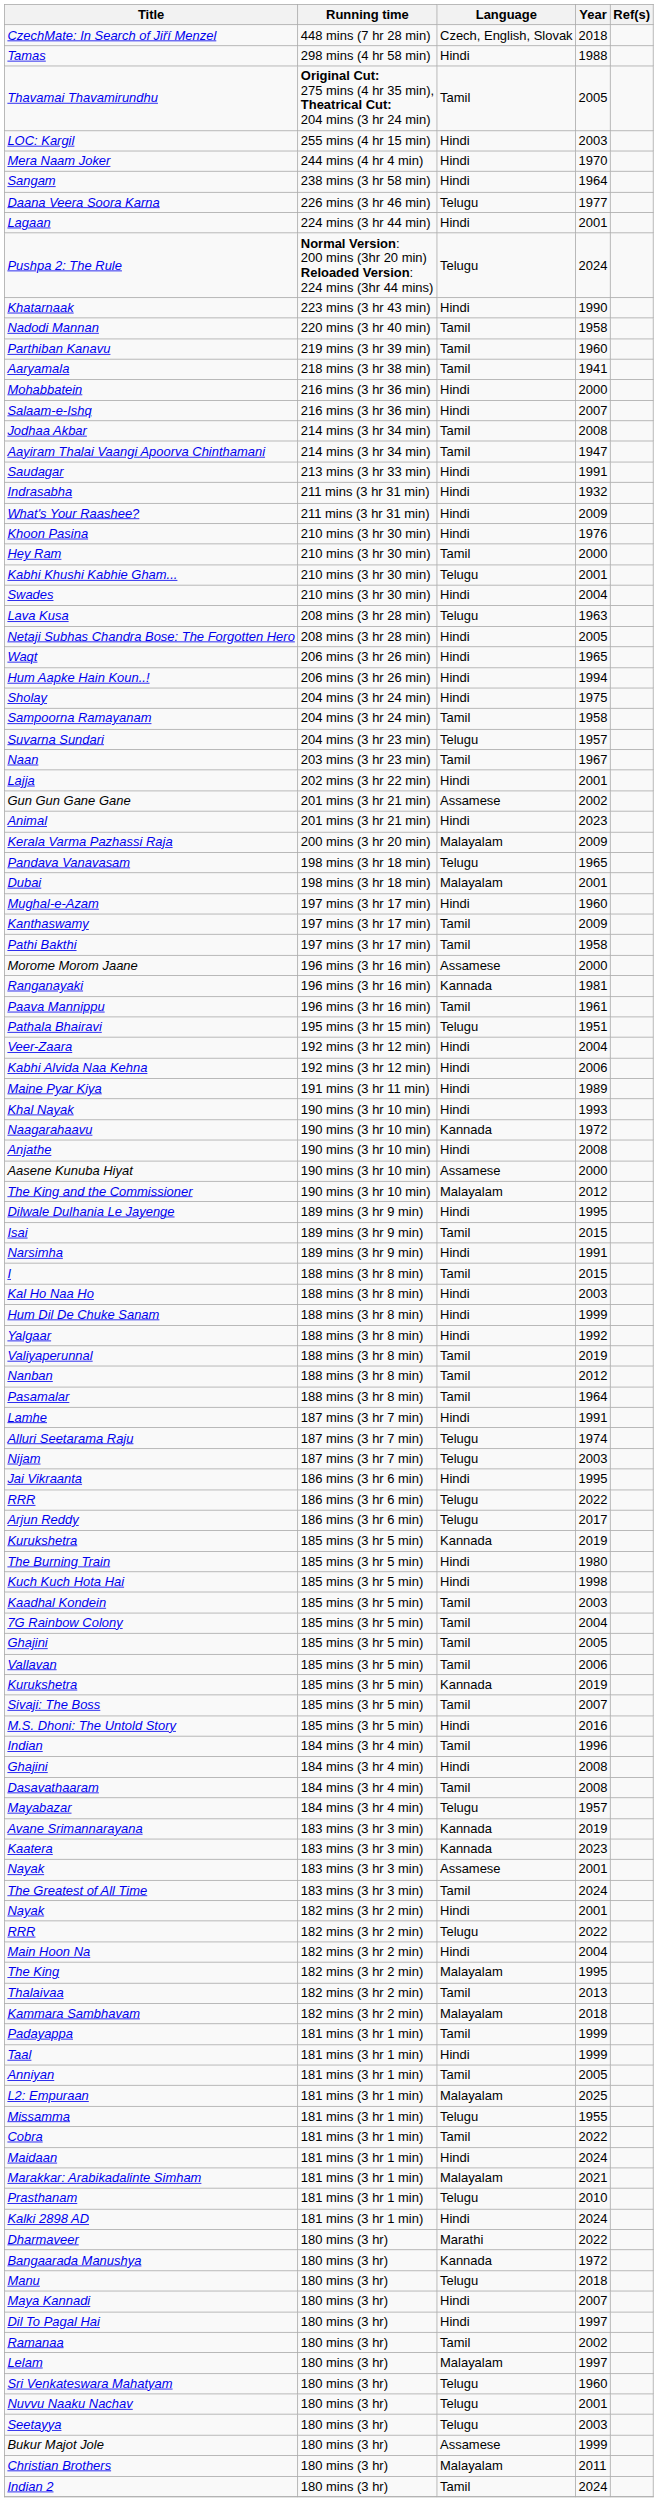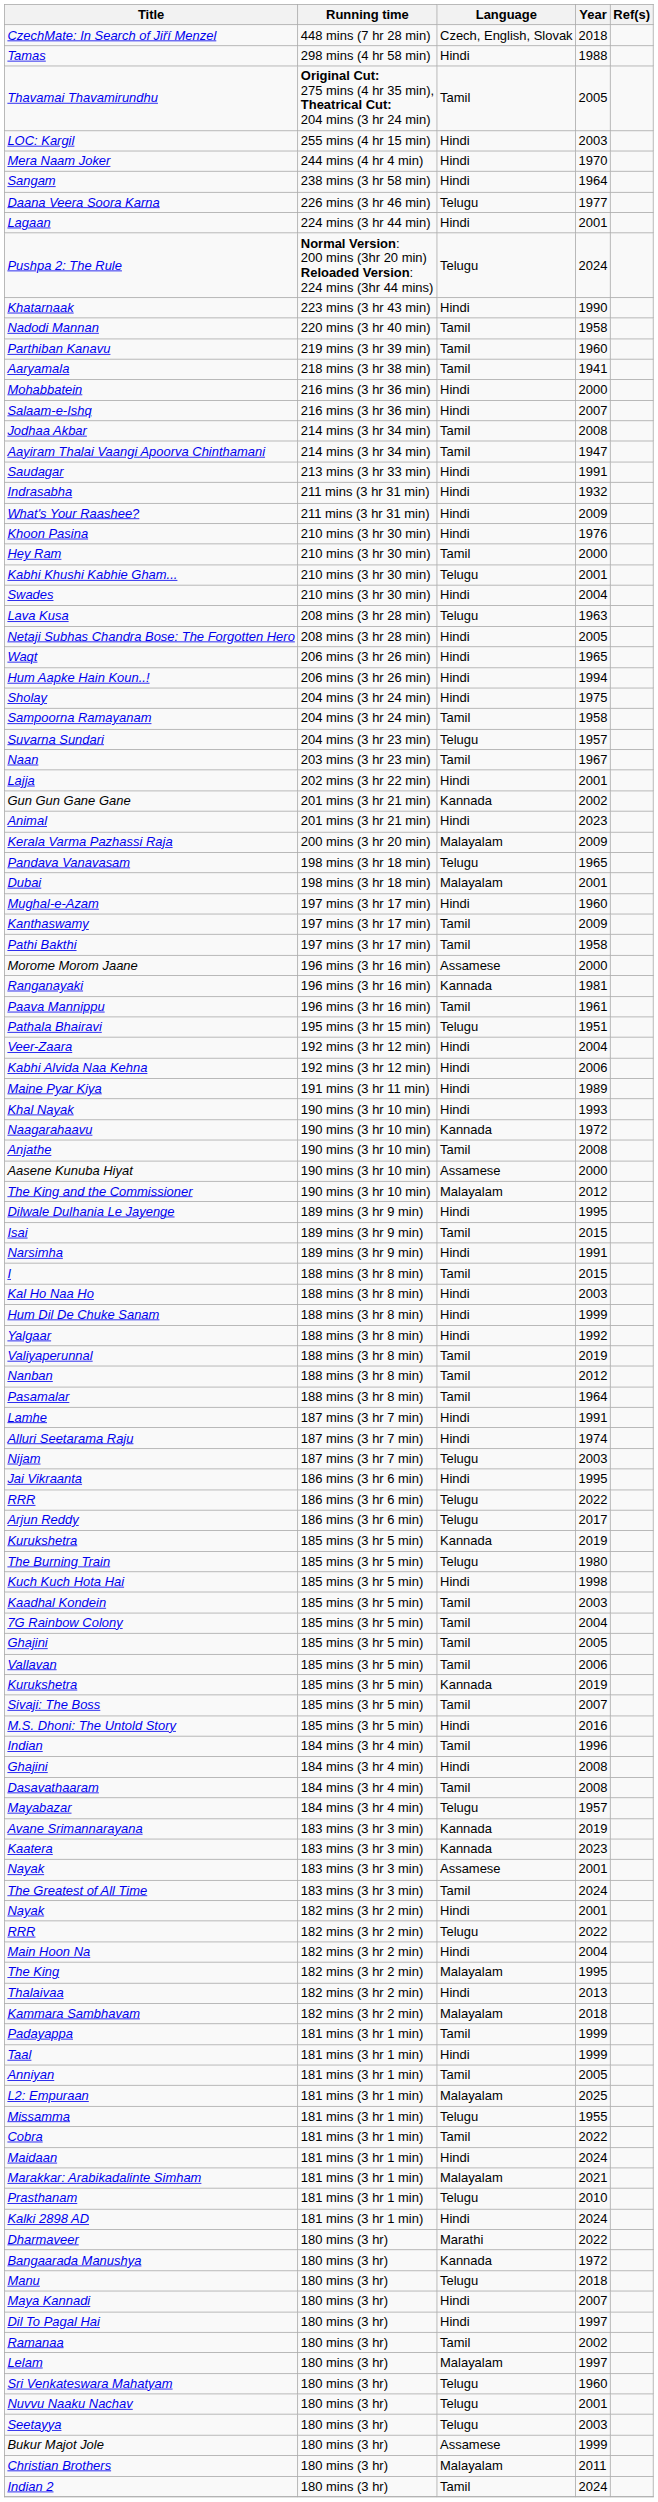(470, 801) Assamese -> (466, 801) Kannada
(455, 1150) Hindi -> (455, 1150) Tamil
(459, 1438) Telugu -> (455, 1438) Hindi
(455, 1561) Hindi -> (459, 1561) Telugu
(455, 1993) Tamil -> (455, 1993) Hindi
